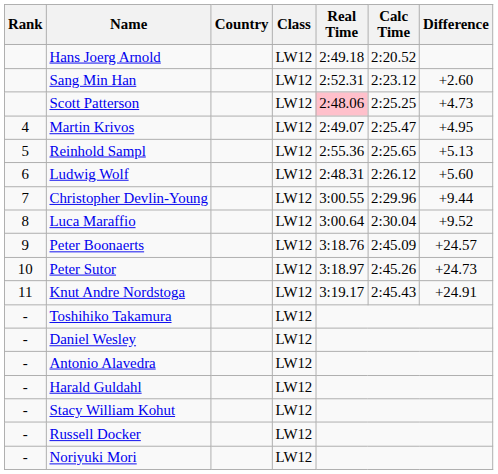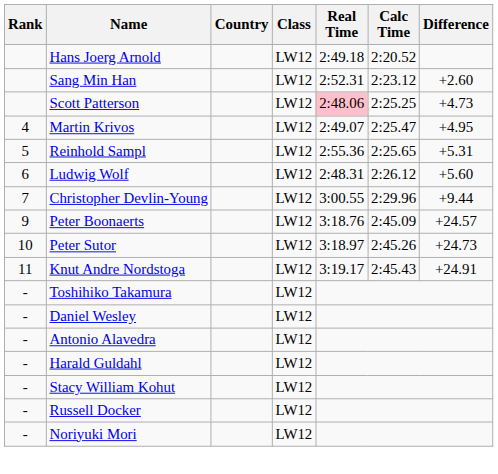(456, 151) +5.13 -> (456, 151) +5.31
- row: (93, 221)
